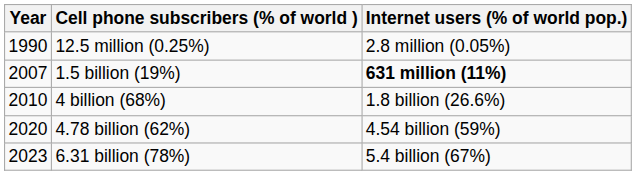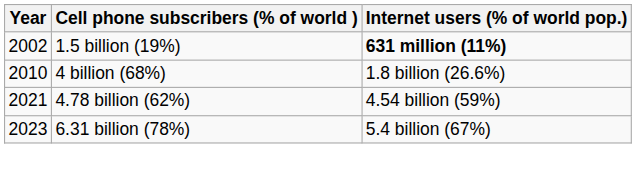- row: (132, 45)
(28, 73) 2007 -> (28, 45) 2002
(28, 128) 2020 -> (28, 101) 2021
